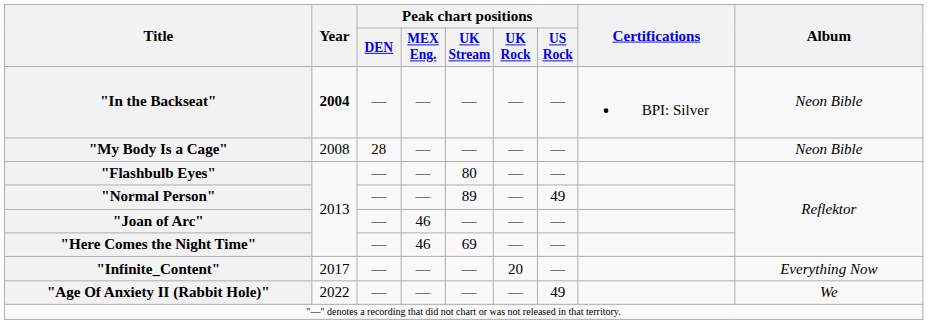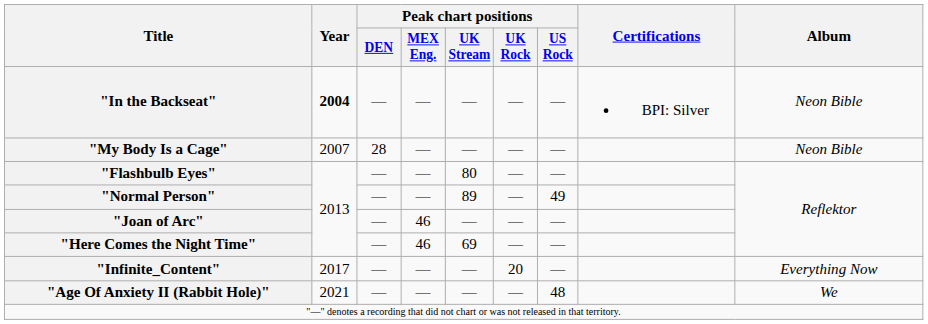(334, 149) 2008 -> (334, 149) 2007
(334, 292) 2022 -> (334, 292) 2021
(558, 292) 49 -> (558, 292) 48
